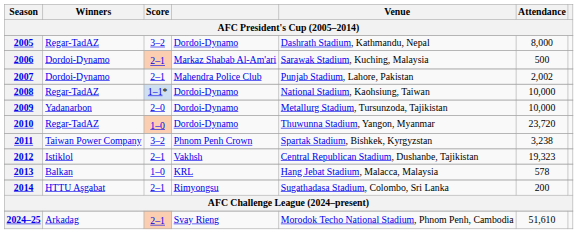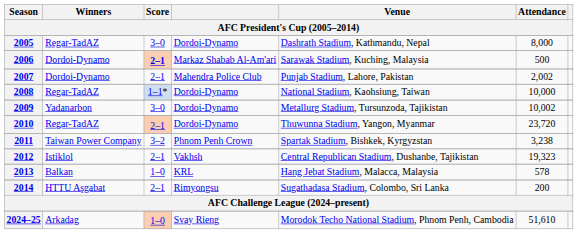(158, 43) 3–2 -> (158, 43) 3–0
(158, 61) normal -> (158, 61) bold
(158, 107) 2–0 -> (158, 107) 3–0
(542, 107) 10,000 -> (542, 107) 10,002
(158, 125) 1–0 -> (158, 125) 2–1
(158, 221) 2–1 -> (158, 221) 1–0
